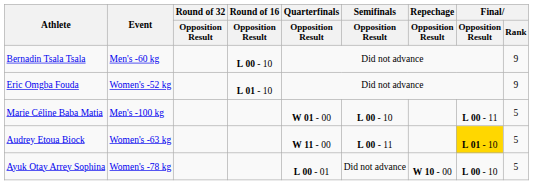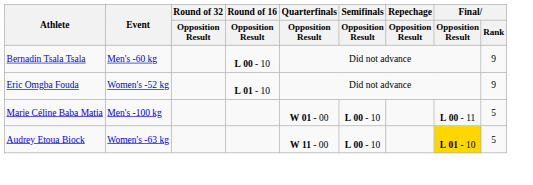(375, 145) L 00 - 11 -> (363, 145) L 00 - 10
- row: (56, 166)
